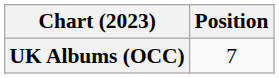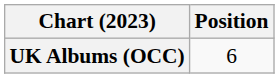(232, 55) 7 -> (232, 55) 6
